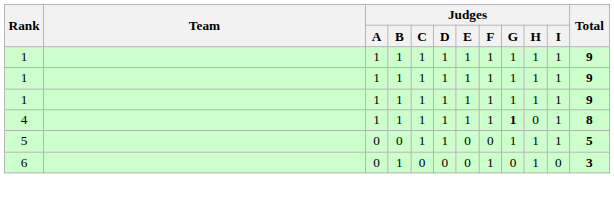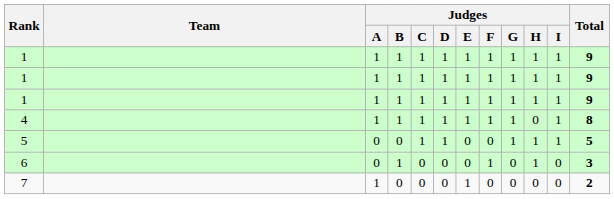(513, 120) bold -> (513, 120) normal
+ row: (24, 183)
